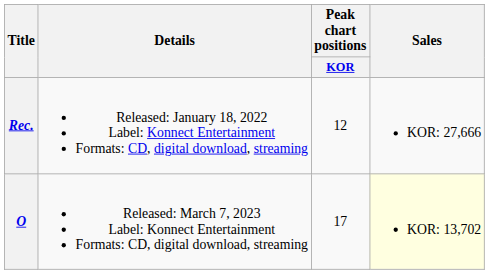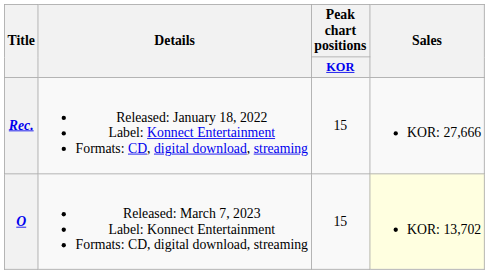(340, 125) 12 -> (340, 125) 15
(340, 221) 17 -> (340, 221) 15
